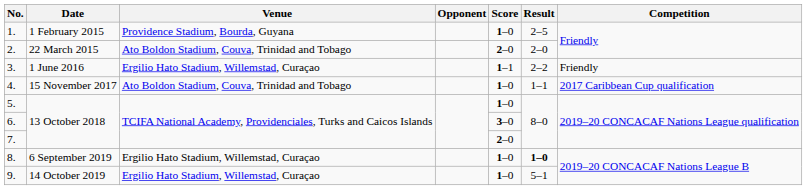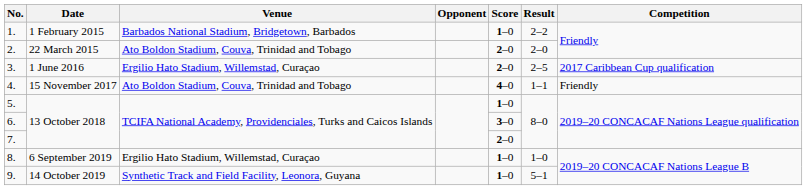(208, 31) Providence Stadium, Bourda, Guyana -> (239, 31) Barbados National Stadium, Bridgetown, Barbados
(539, 31) 2–5 -> (539, 31) 2–2
(505, 67) 1–1 -> (505, 67) 2–0
(539, 67) 2–2 -> (539, 67) 2–5
(579, 67) Friendly -> (637, 67) 2017 Caribbean Cup qualification
(505, 85) 1–0 -> (505, 85) 4–0
(637, 85) 2017 Caribbean Cup qualification -> (579, 85) Friendly
(539, 157) bold -> (539, 157) normal
(221, 175) Ergilio Hato Stadium, Willemstad, Curaçao -> (241, 175) Synthetic Track and Field Facility, Leonora, Guyana
